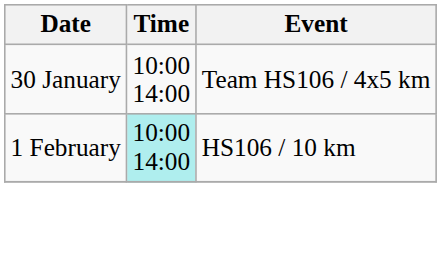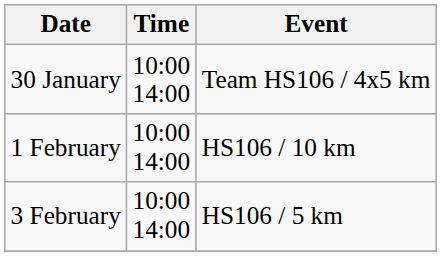(161, 147) paleturquoise background -> (161, 147) no background
+ row: (66, 215)
